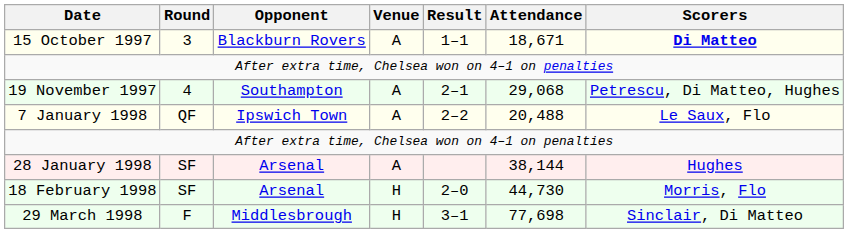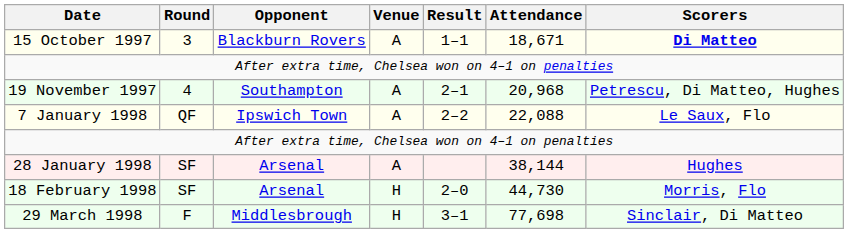(536, 92) 29,068 -> (536, 92) 20,968
(536, 117) 20,488 -> (536, 117) 22,088
